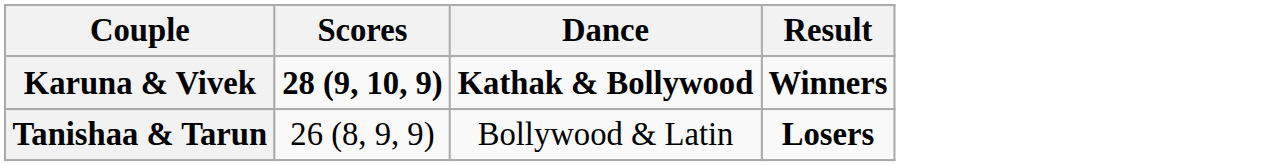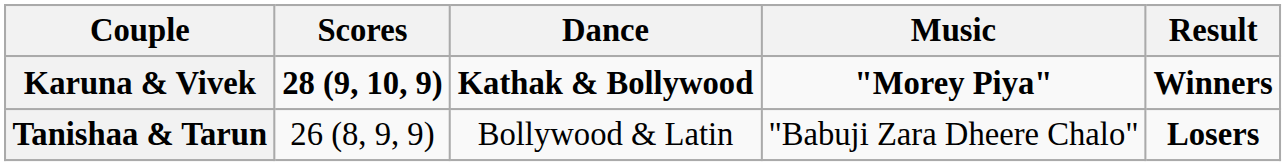+ column: (953, 30)
